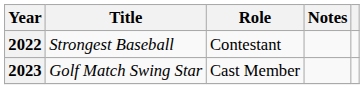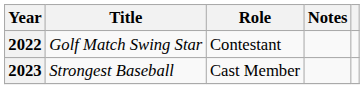(112, 44) Strongest Baseball -> (126, 44) Golf Match Swing Star
(126, 70) Golf Match Swing Star -> (112, 70) Strongest Baseball
